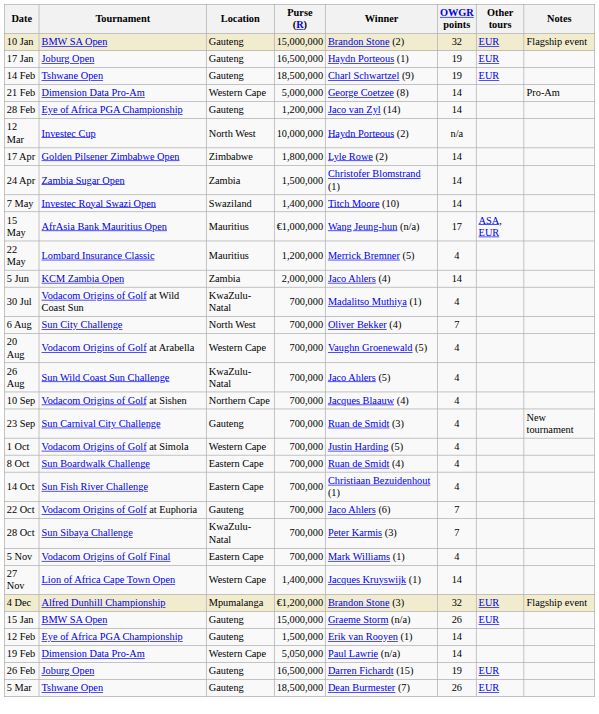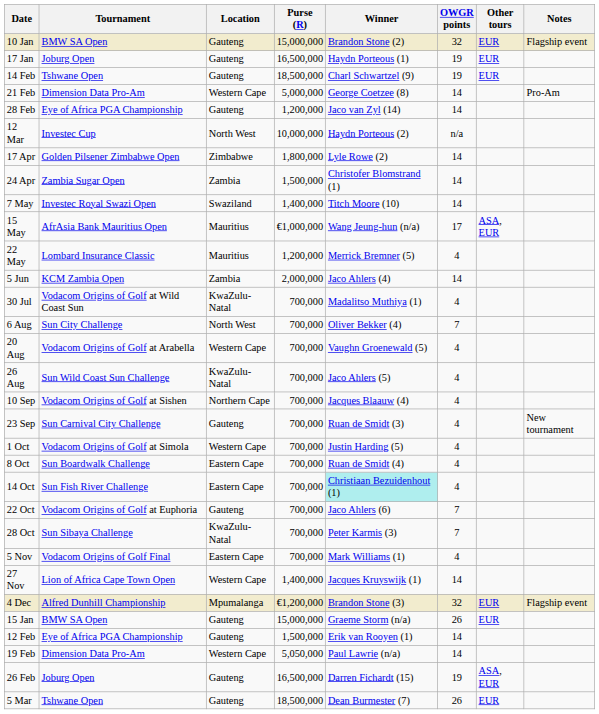(379, 487) no background -> (379, 487) paleturquoise background
(489, 671) EUR -> (490, 677) ASA, EUR
